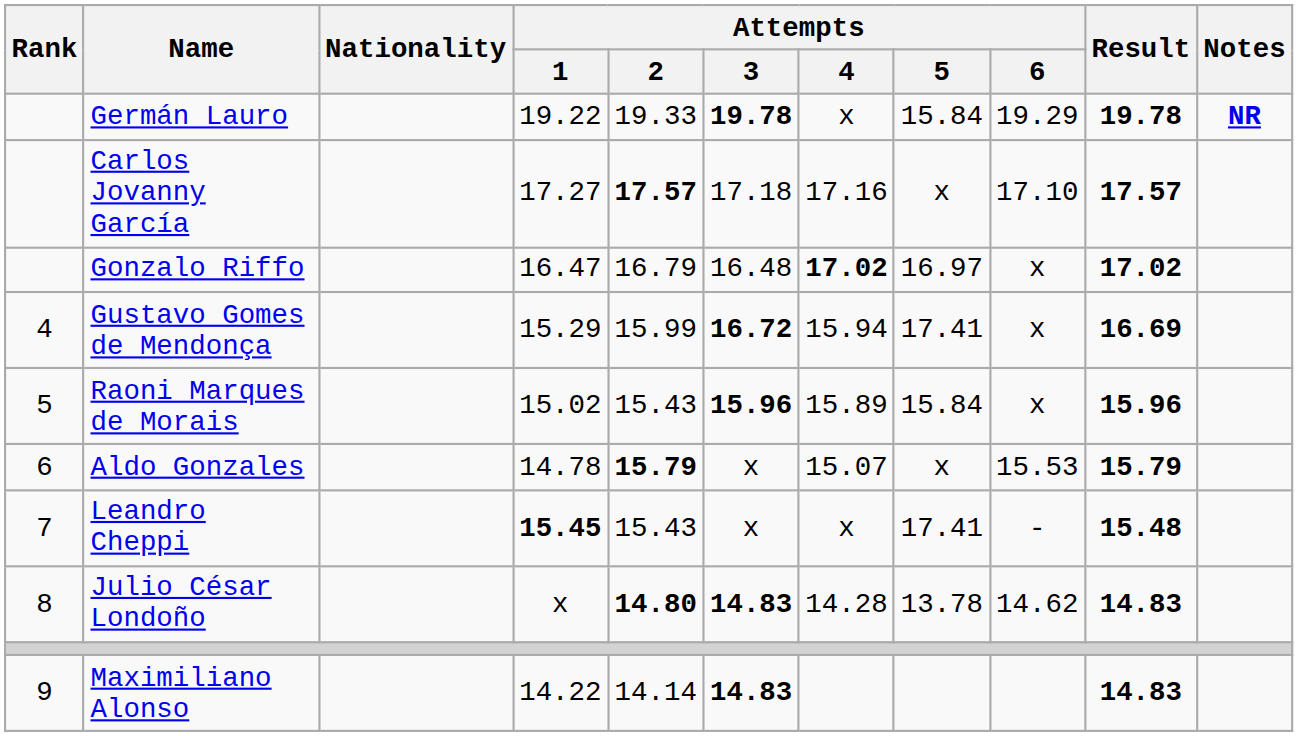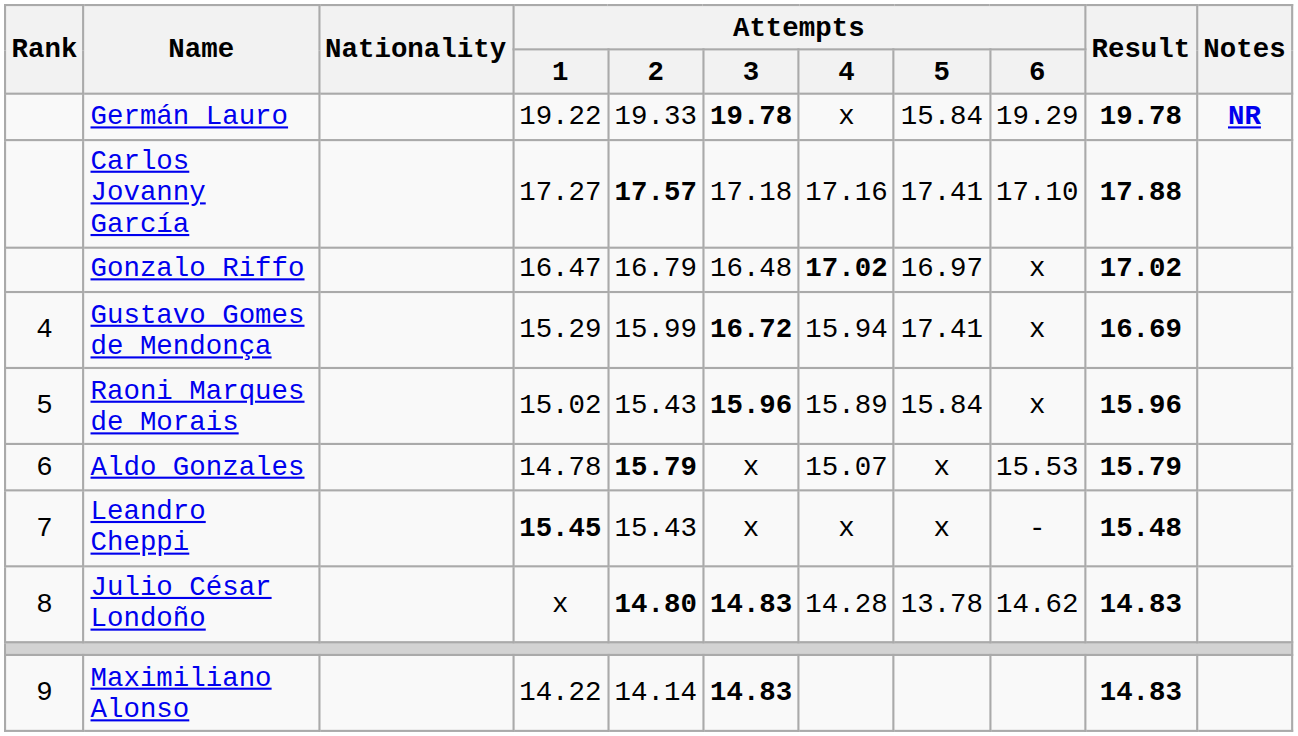(942, 193) x -> (942, 193) 17.41
(1141, 193) 17.57 -> (1141, 193) 17.88
(942, 527) 17.41 -> (942, 527) x
